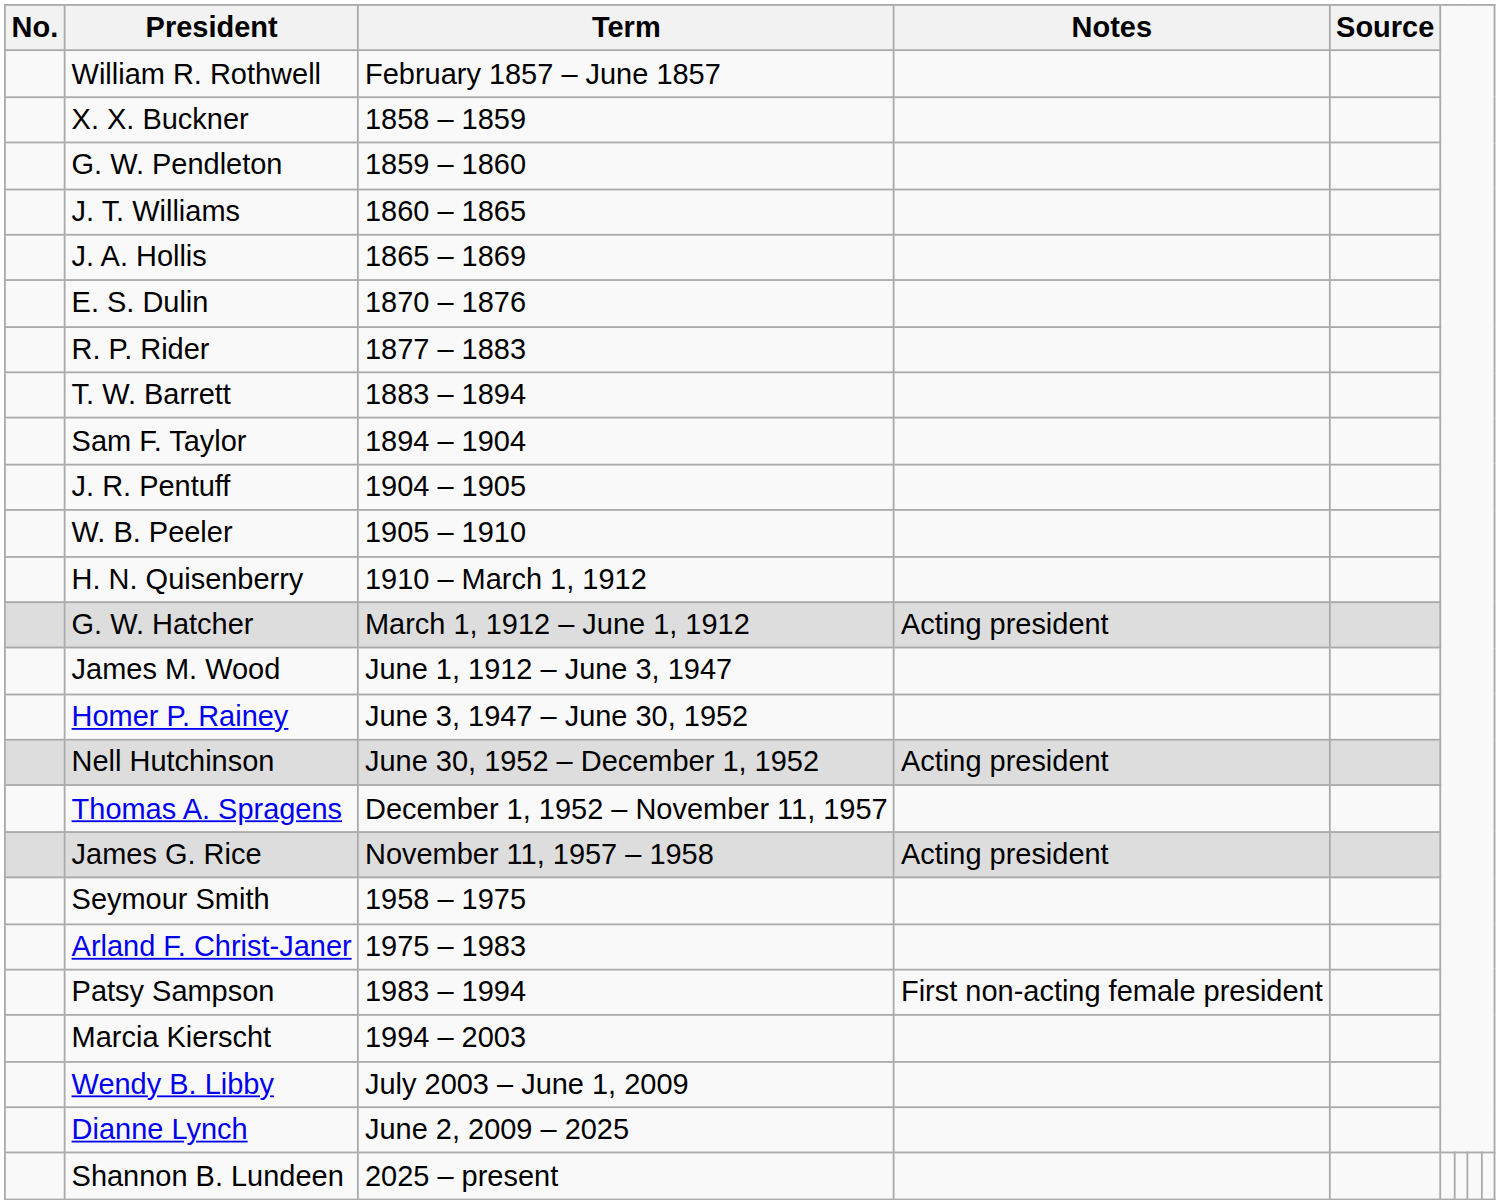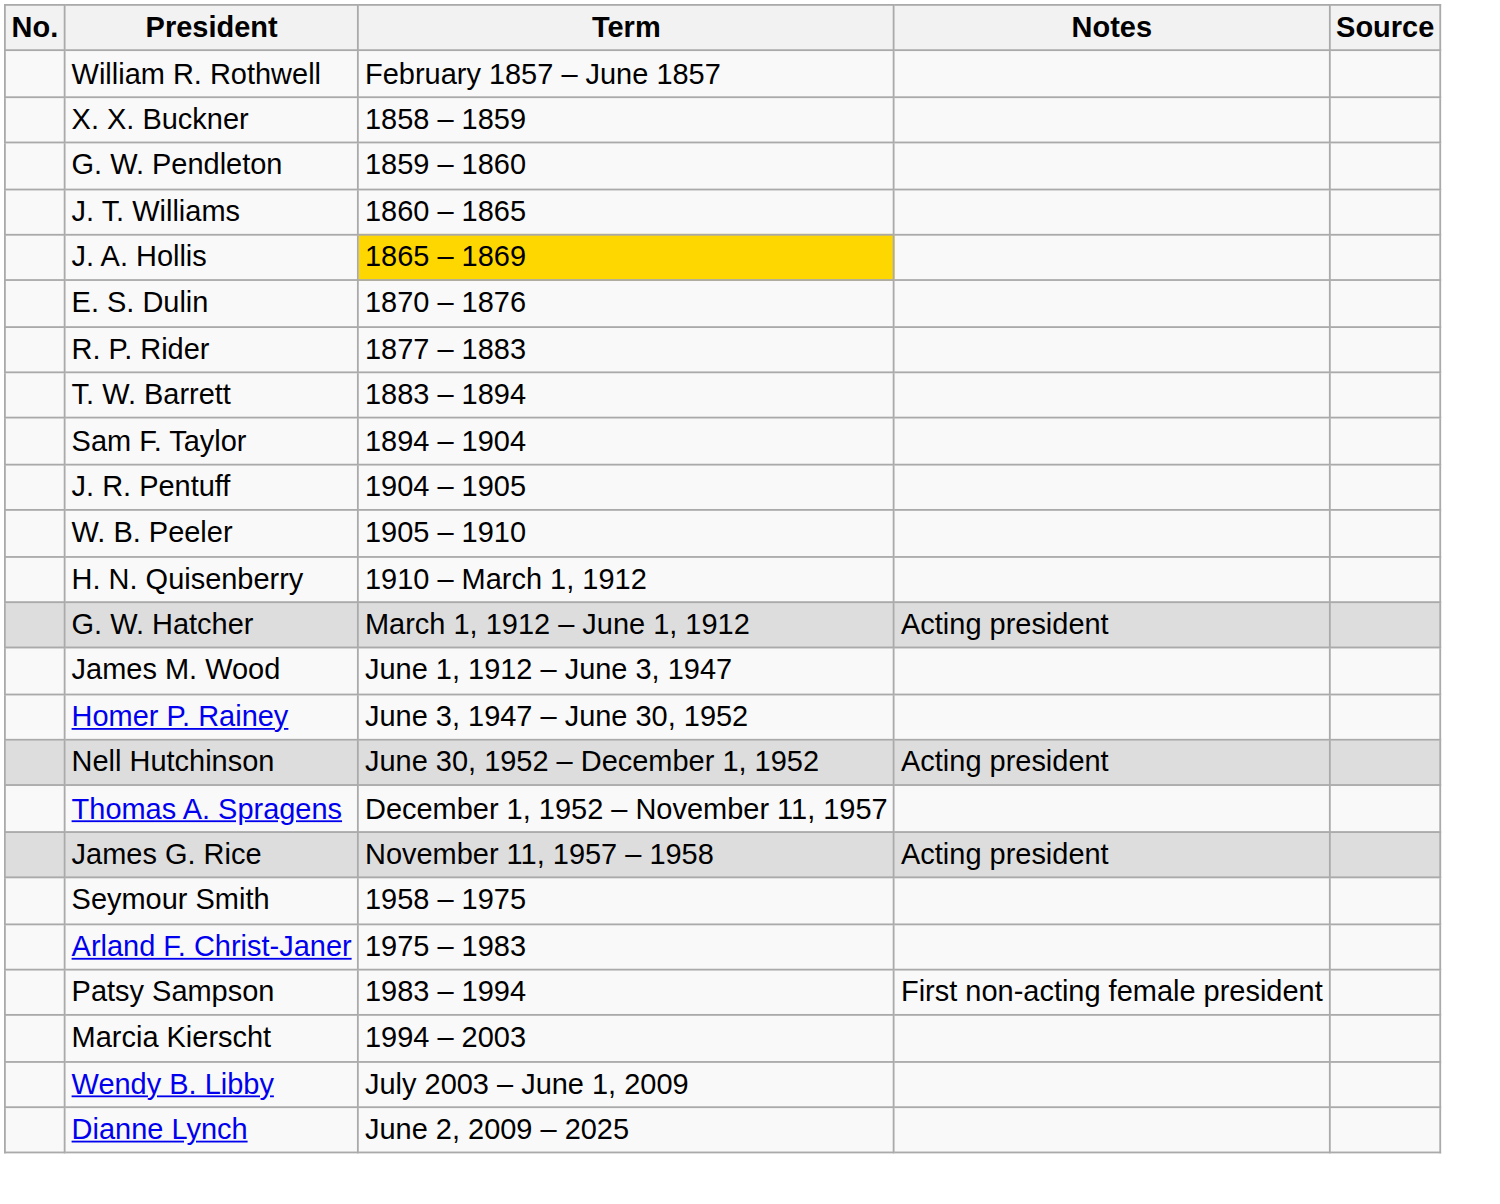(446, 257) no background -> (446, 257) gold background
- row: (208, 1175)
